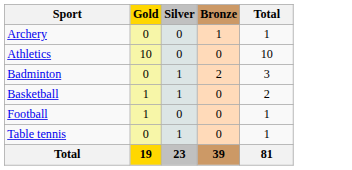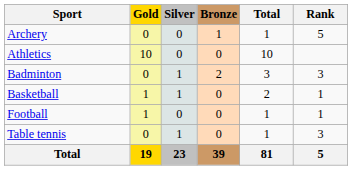+ column: (320, 14)
